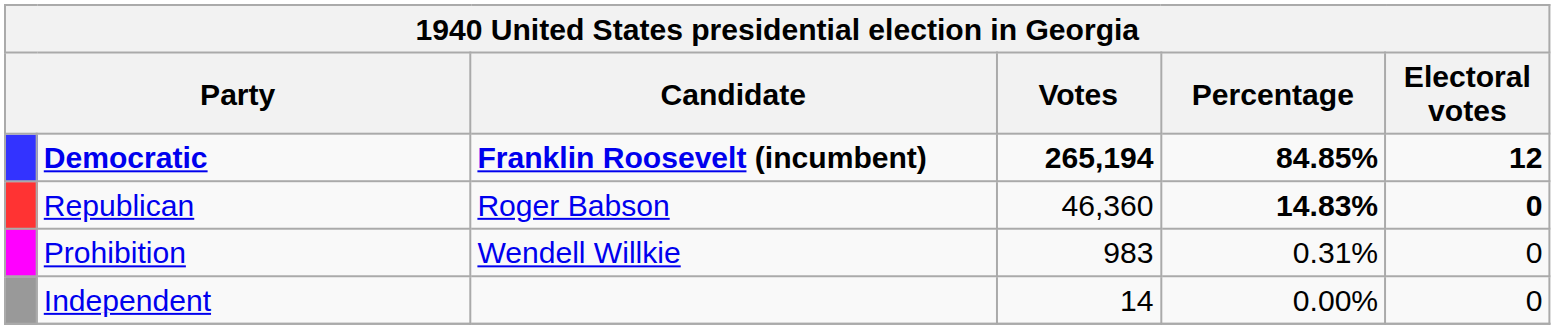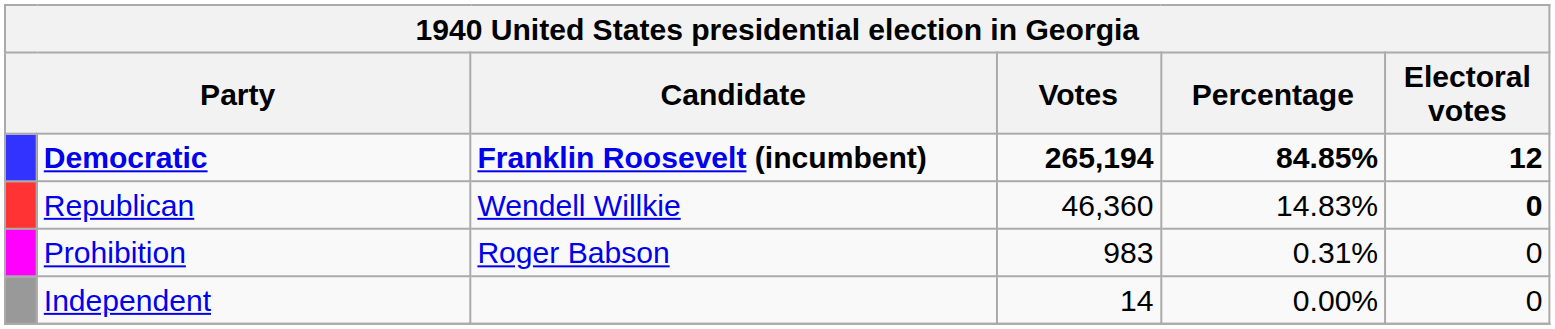(574, 206) Roger Babson -> (579, 206) Wendell Willkie
(1327, 206) bold -> (1327, 206) normal
(579, 253) Wendell Willkie -> (574, 253) Roger Babson
